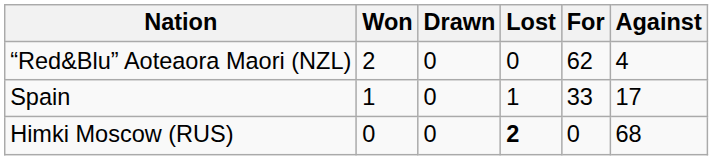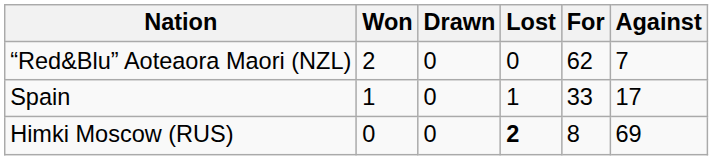(622, 60) 4 -> (622, 60) 7
(573, 135) 0 -> (573, 135) 8
(629, 135) 68 -> (629, 135) 69
